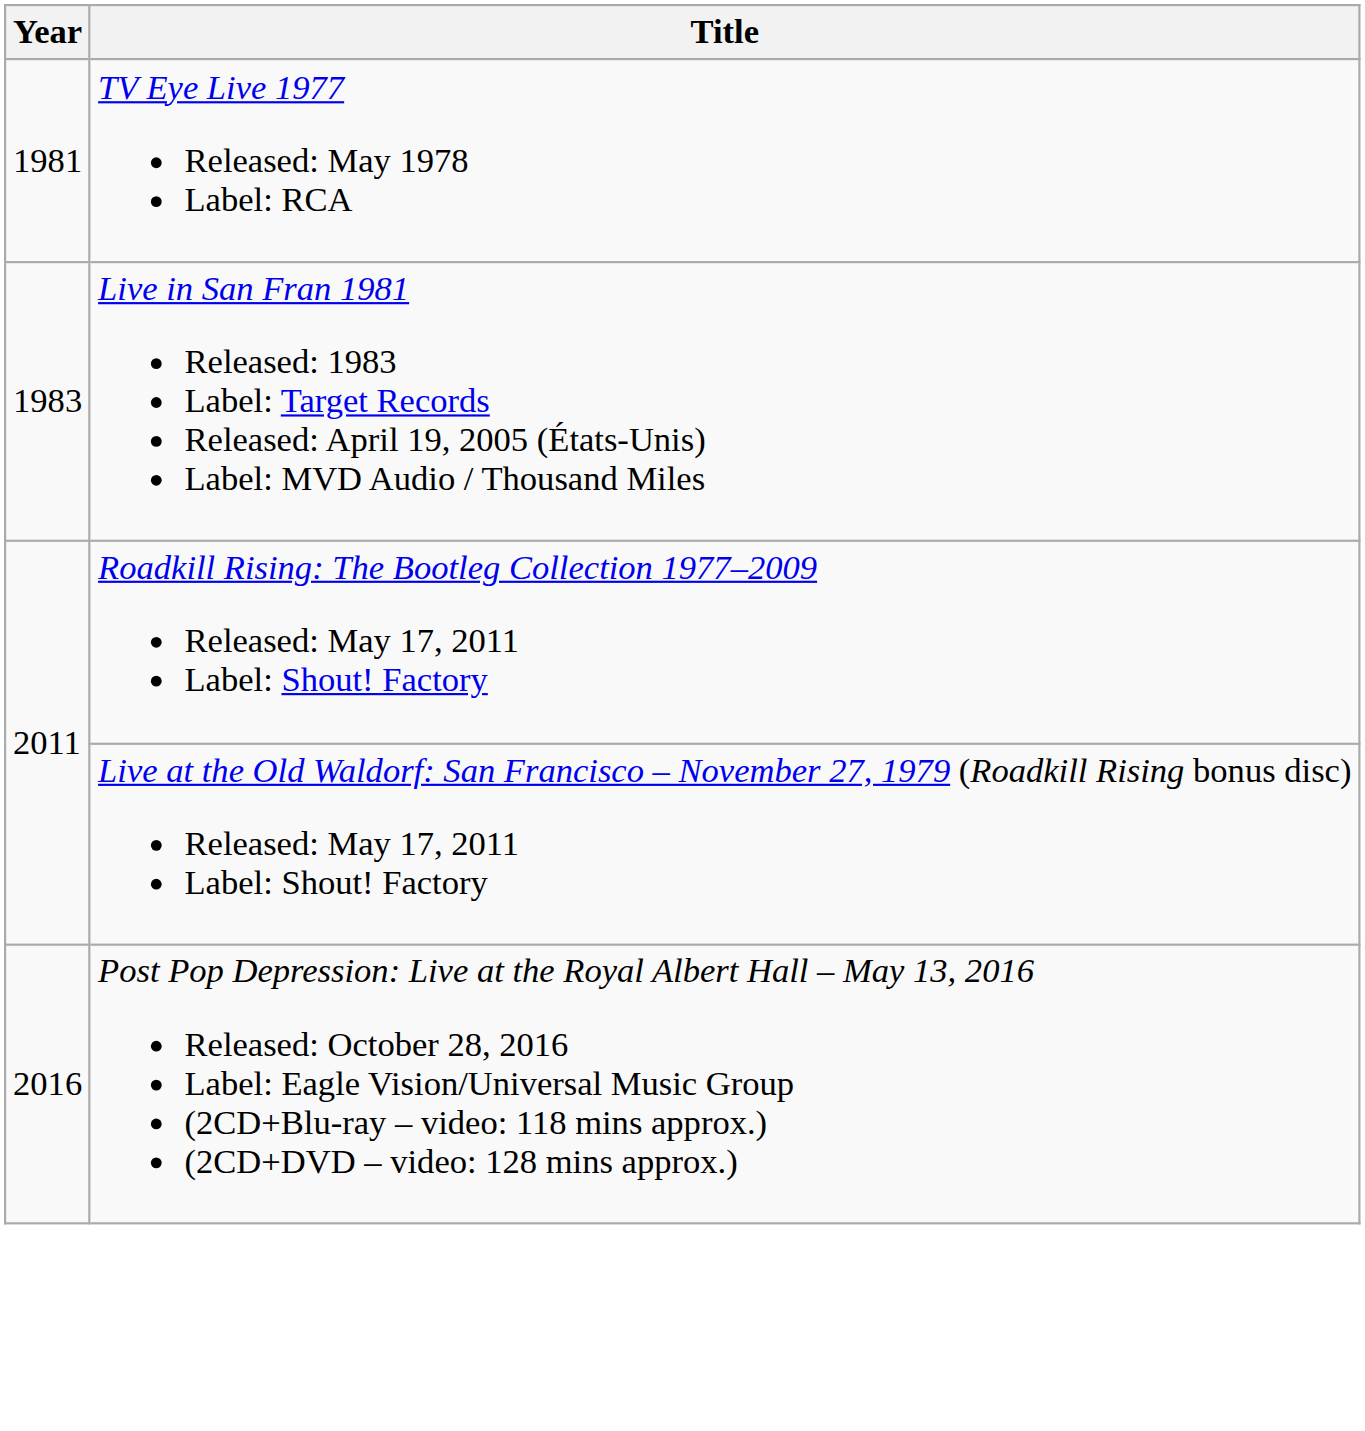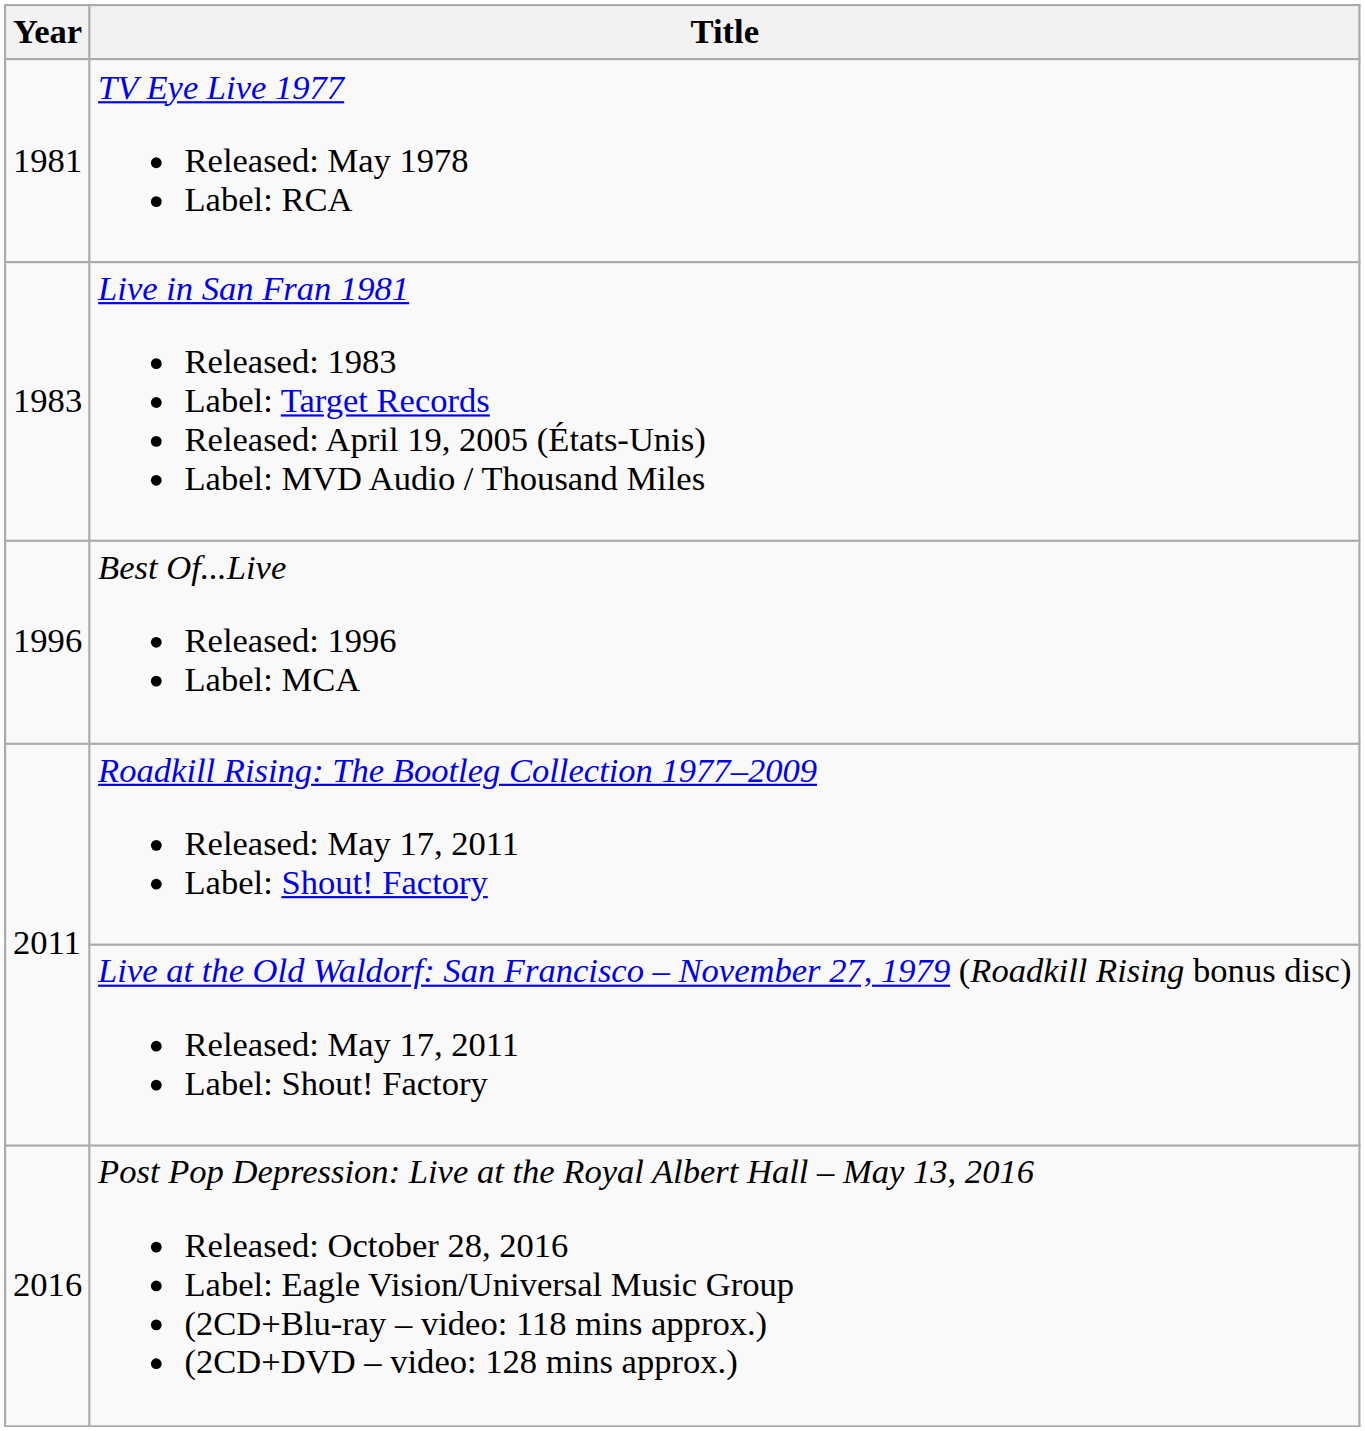+ row: (725, 625)
